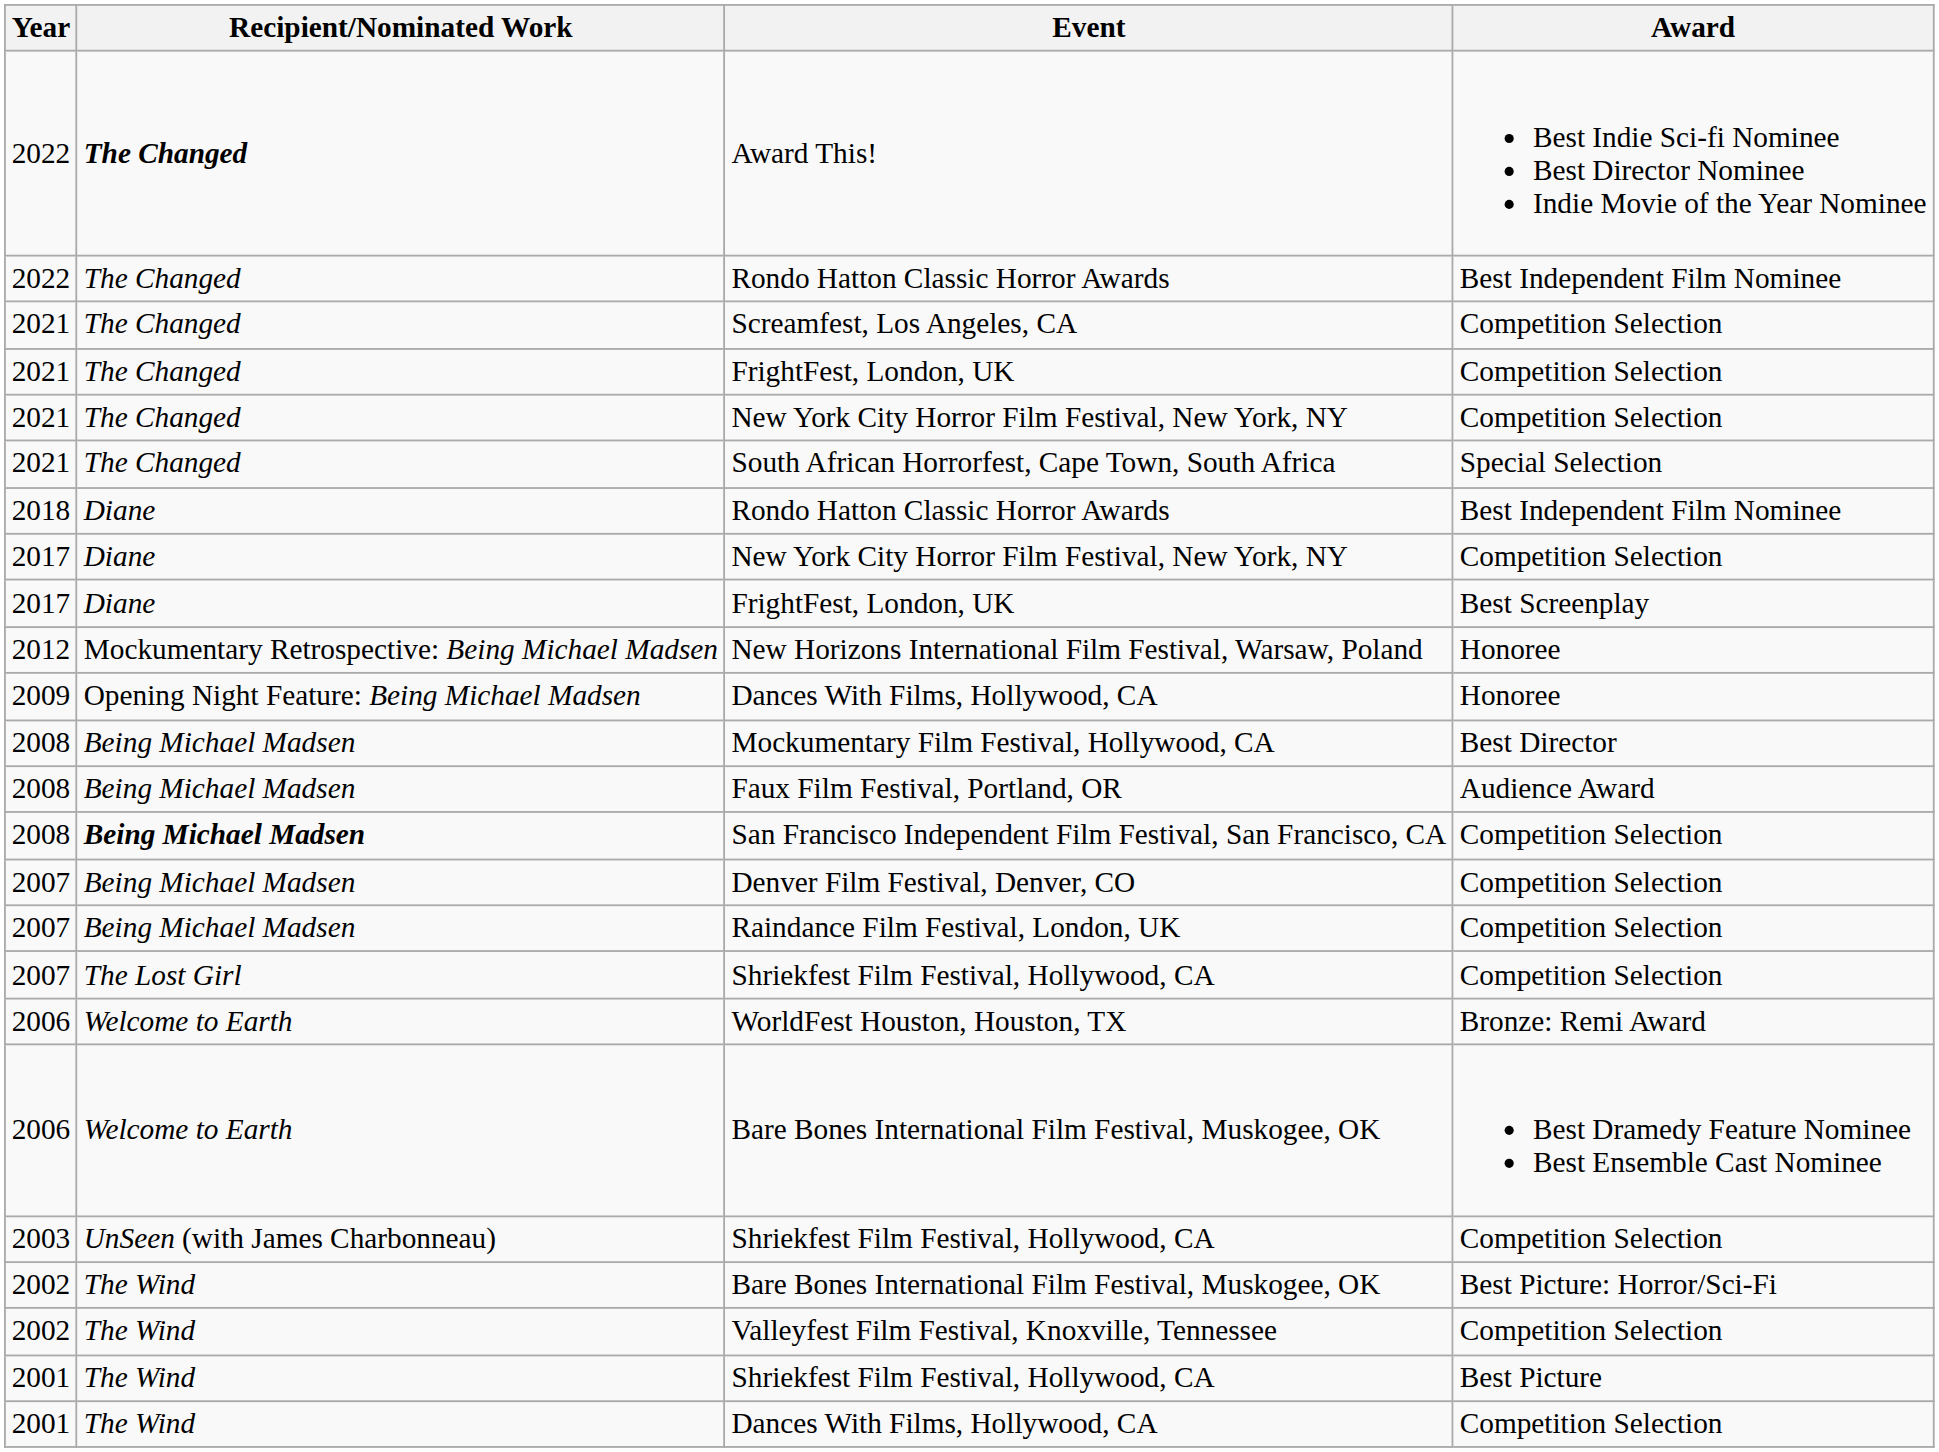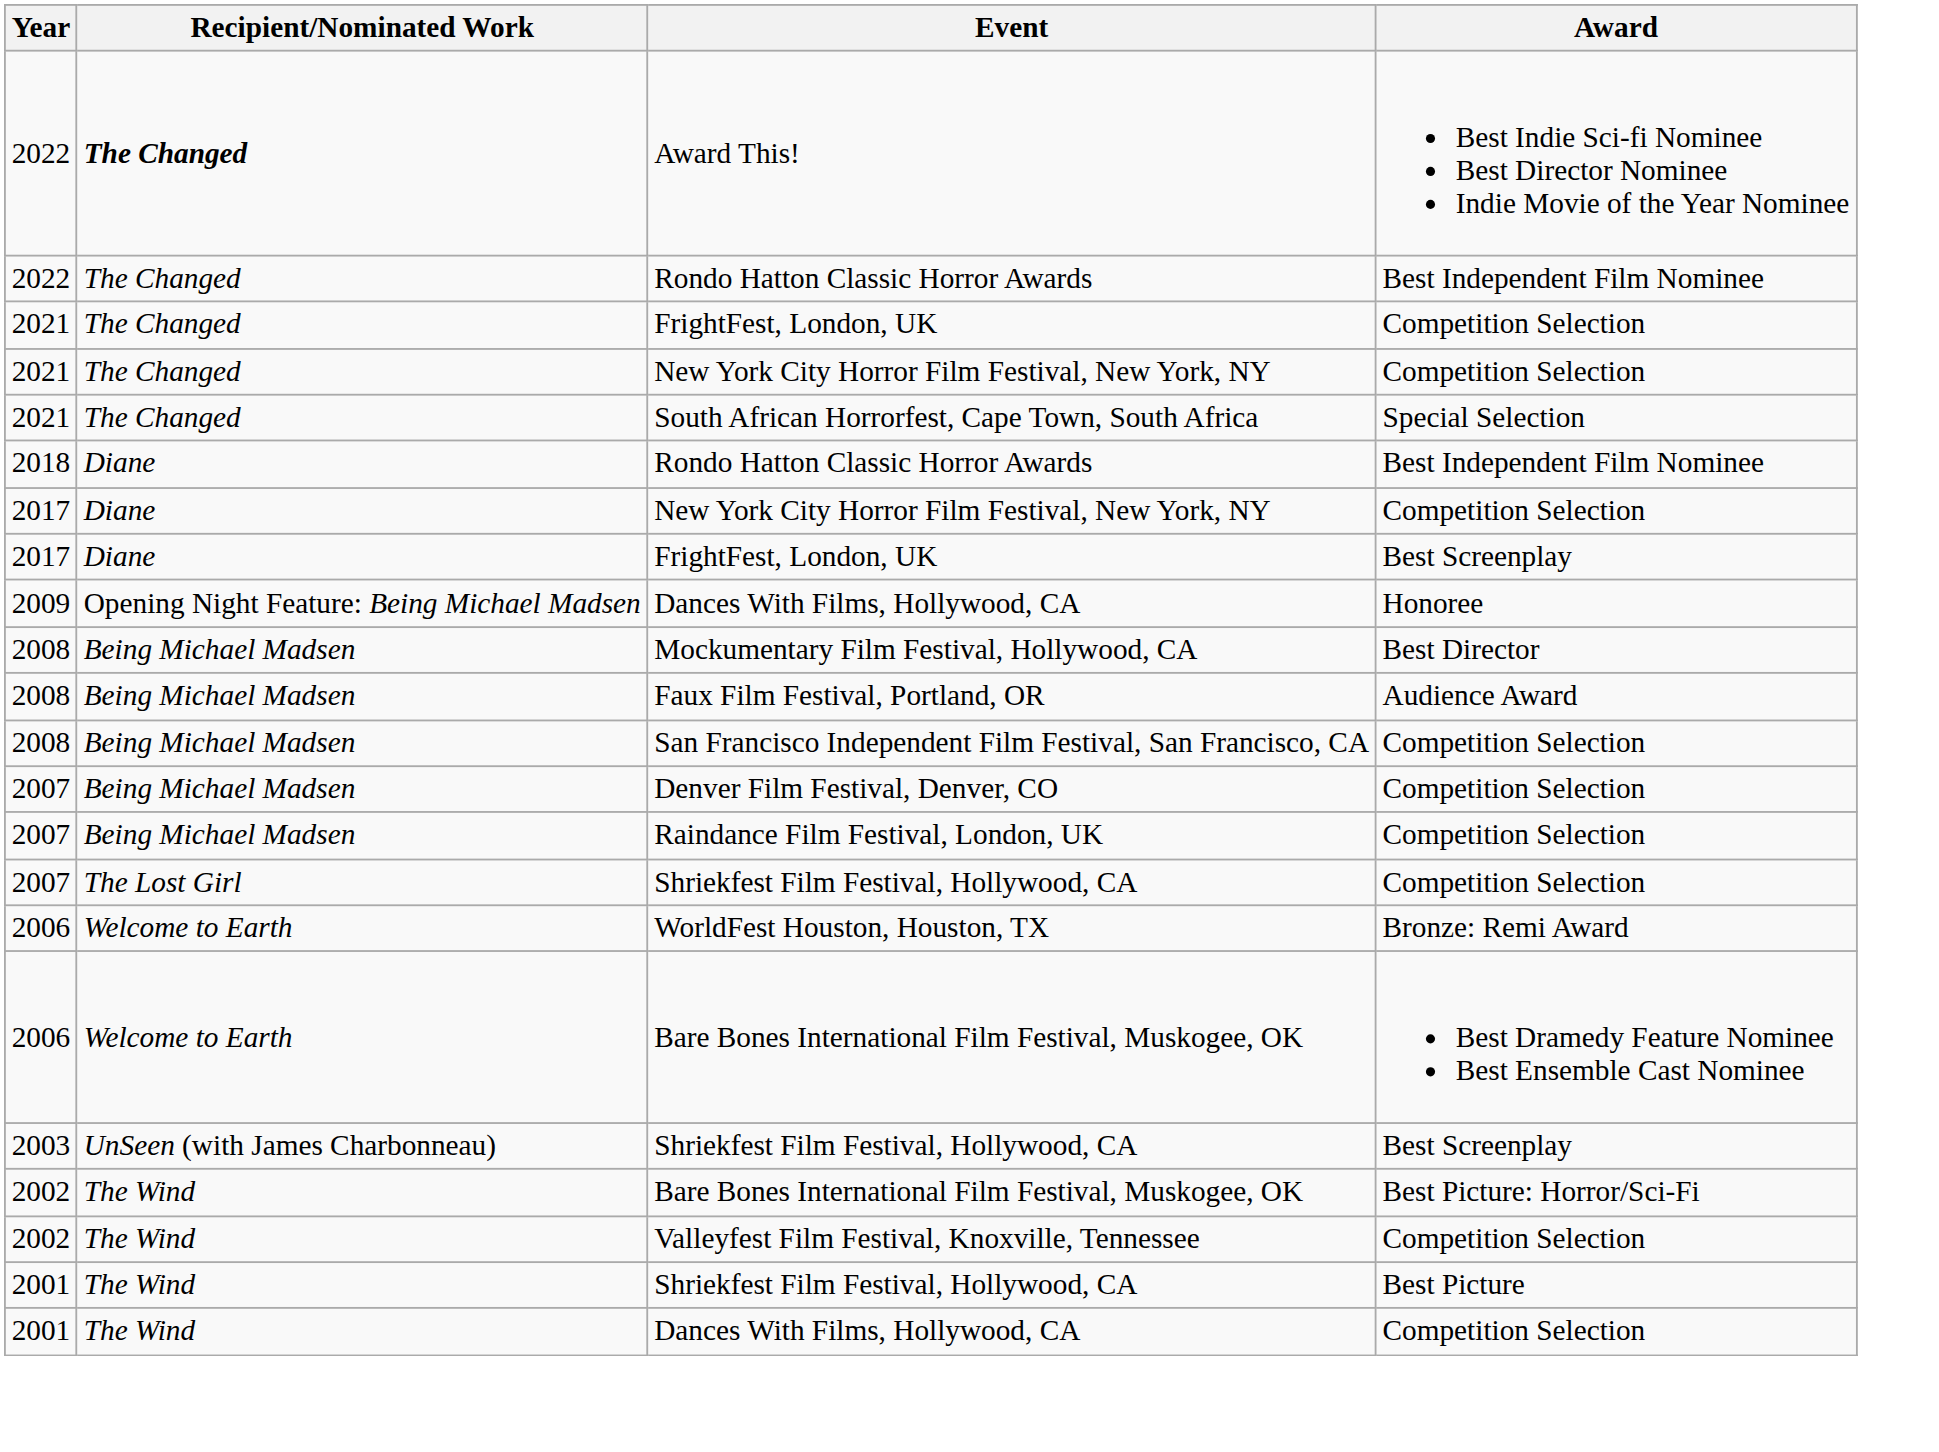- row: (41, 324)
- row: (41, 649)
(224, 835) bold -> (220, 742) normal
(1591, 1238) Competition Selection -> (1477, 1145) Best Screenplay
